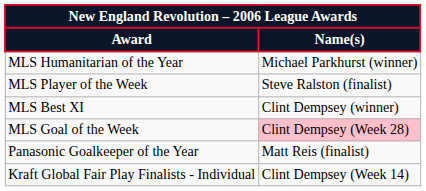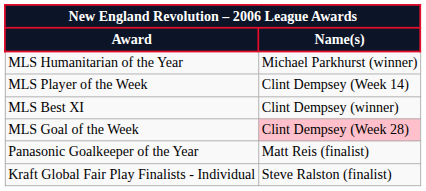(327, 85) Steve Ralston (finalist) -> (335, 85) Clint Dempsey (Week 14)
(335, 174) Clint Dempsey (Week 14) -> (327, 174) Steve Ralston (finalist)
